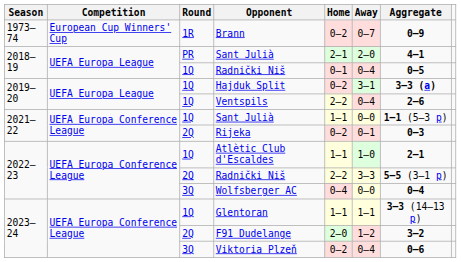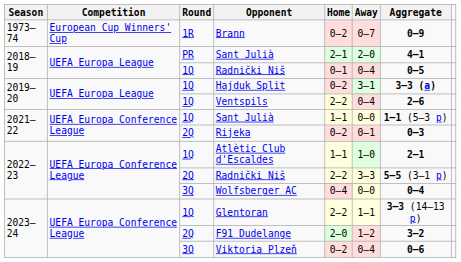(339, 212) 1–1 -> (339, 212) 2–2
